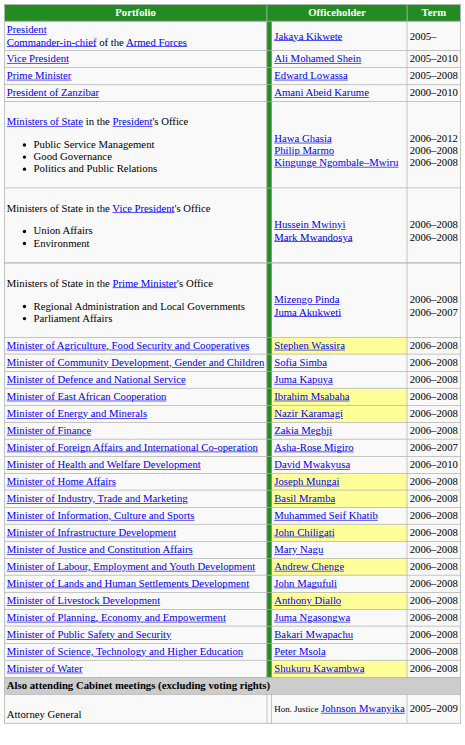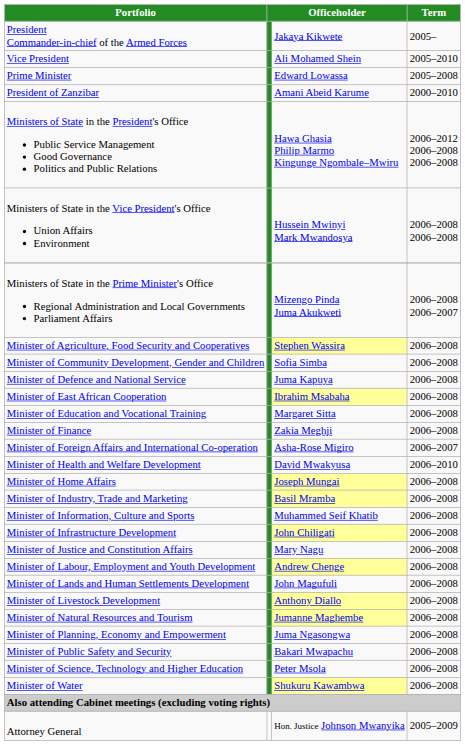+ row: (107, 413)
- row: (77, 413)
+ row: (100, 618)
